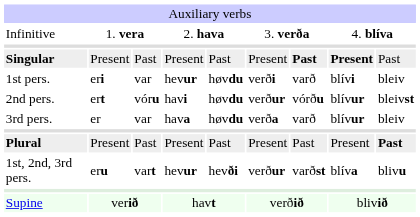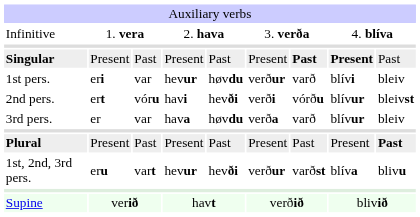(262, 78) verði -> (267, 78) verður
(226, 98) høvdu -> (223, 98) hevði
(267, 98) verður -> (262, 98) verði
